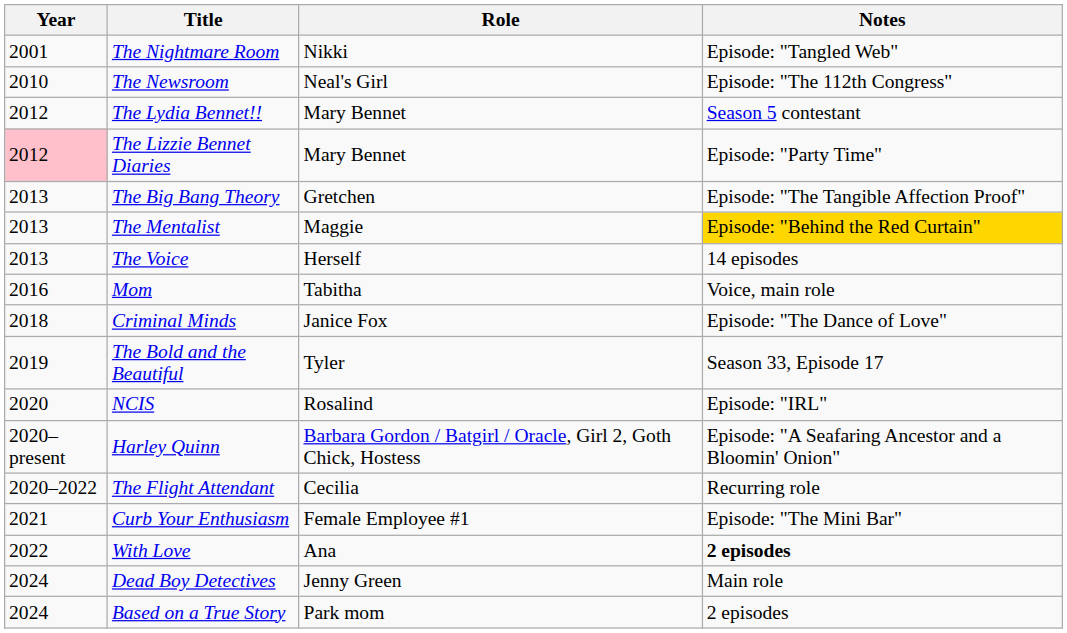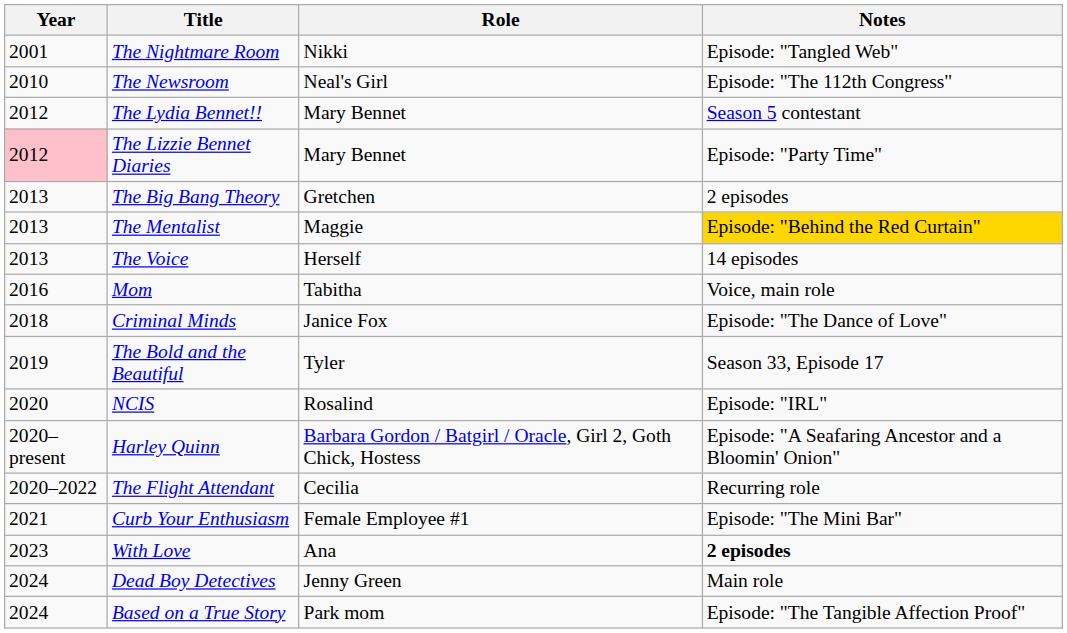(866, 196) Episode: "The Tangible Affection Proof" -> (748, 196) 2 episodes
(29, 550) 2022 -> (29, 550) 2023
(748, 612) 2 episodes -> (866, 612) Episode: "The Tangible Affection Proof"
